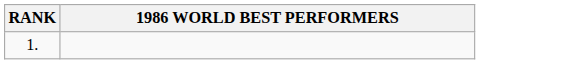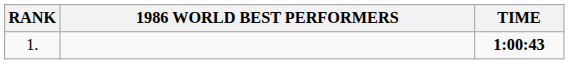+ column: (519, 18)
